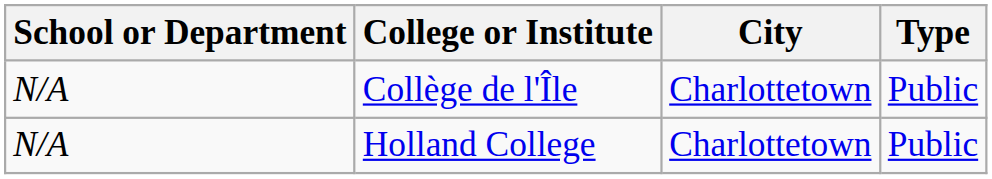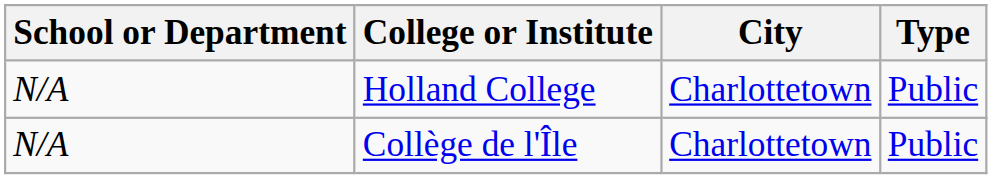rows swapped: (470, 88) <-> (479, 144)
